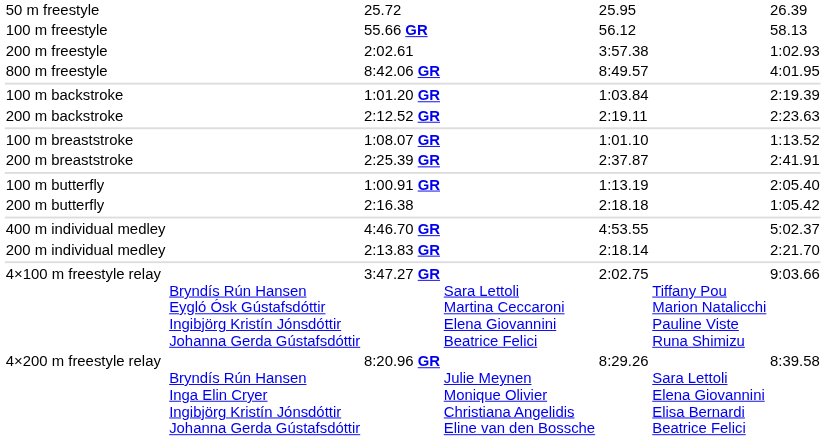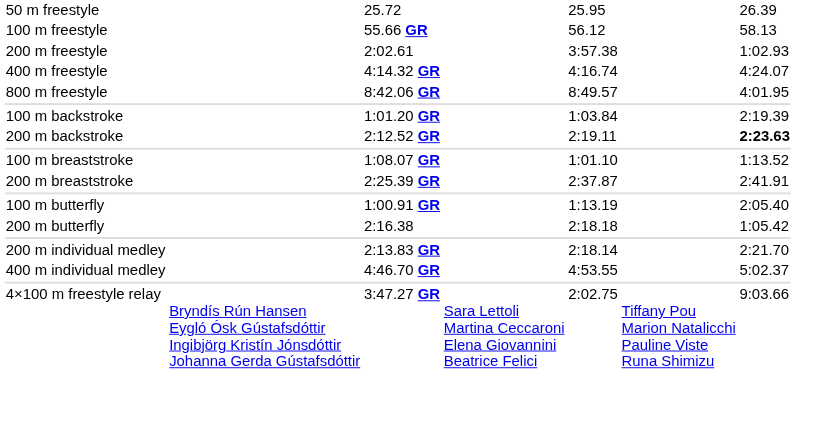+ row: (57, 71)
(795, 116) normal -> (765, 136) bold
rows swapped: (86, 250) <-> (86, 229)
- row: (83, 361)
